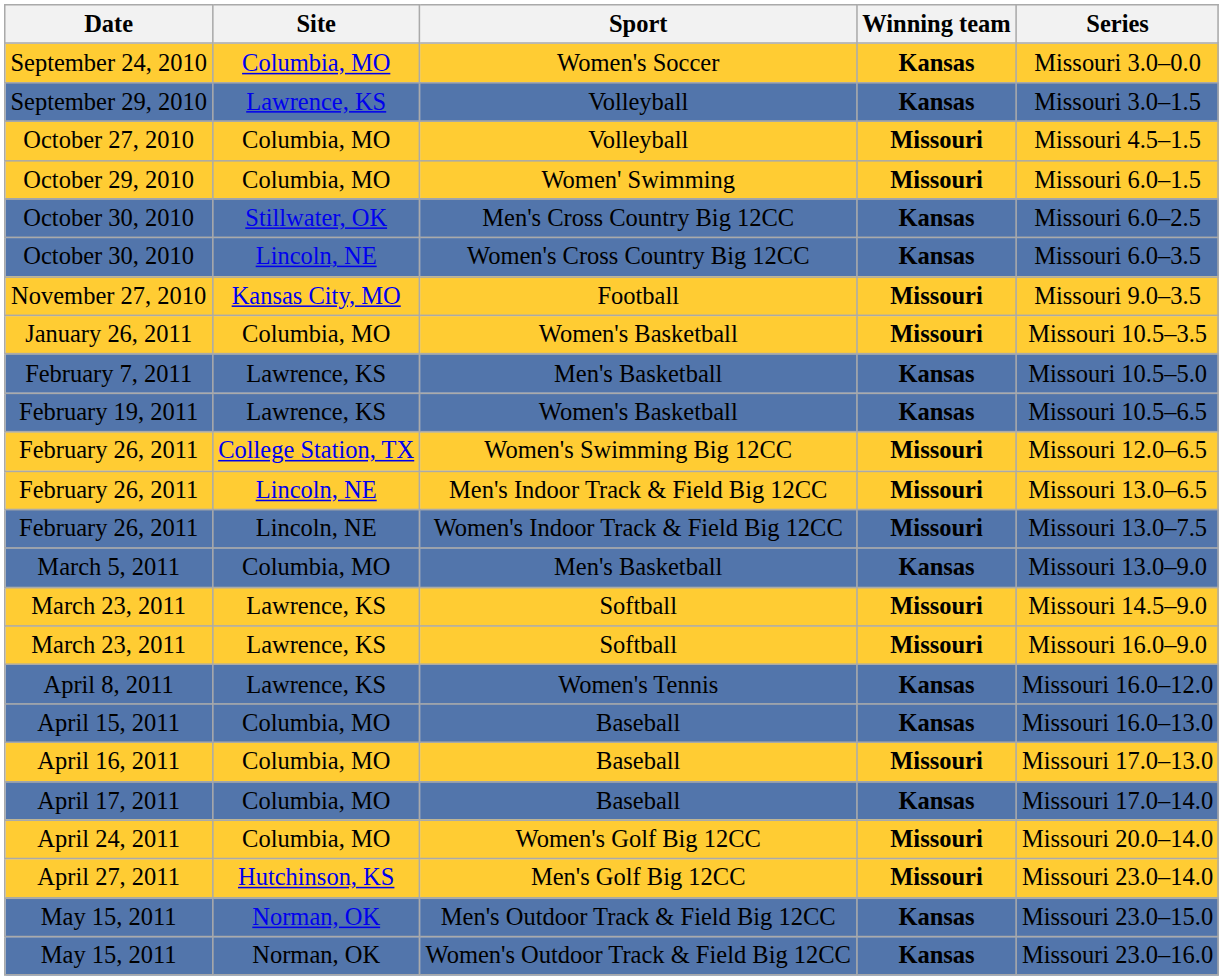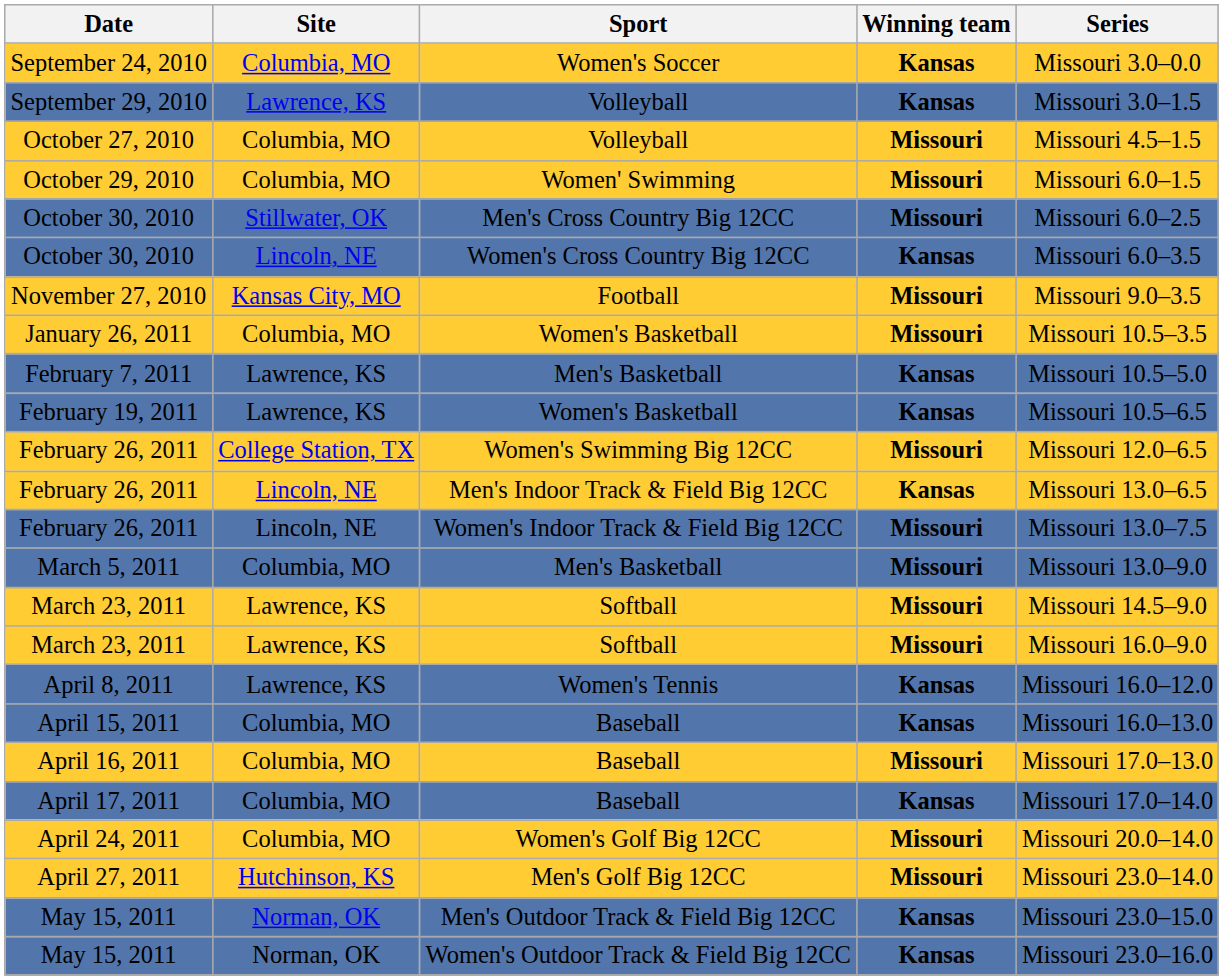(936, 218) Kansas -> (936, 218) Missouri
(936, 489) Missouri -> (936, 489) Kansas
(936, 567) Kansas -> (936, 567) Missouri
